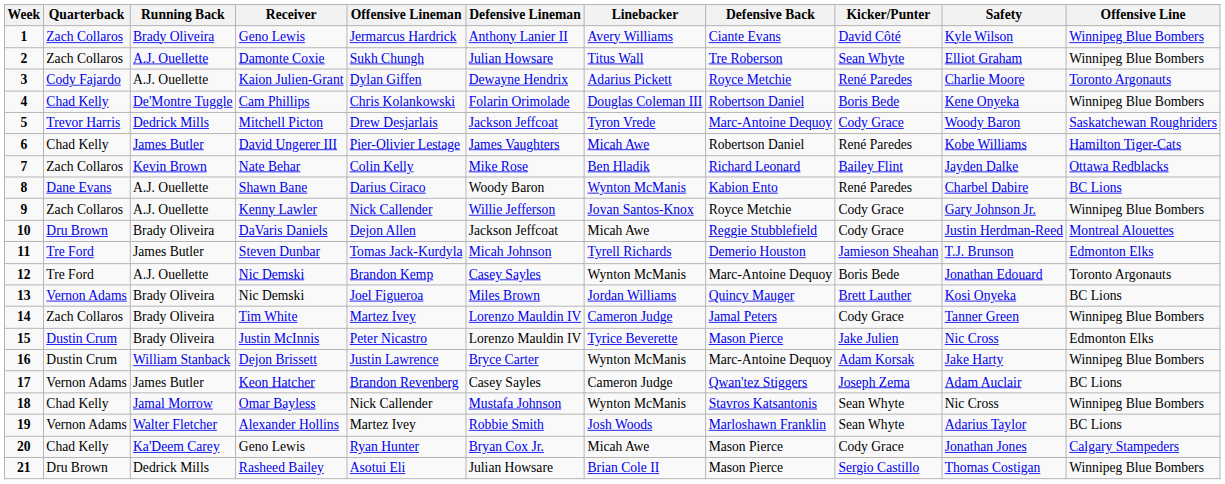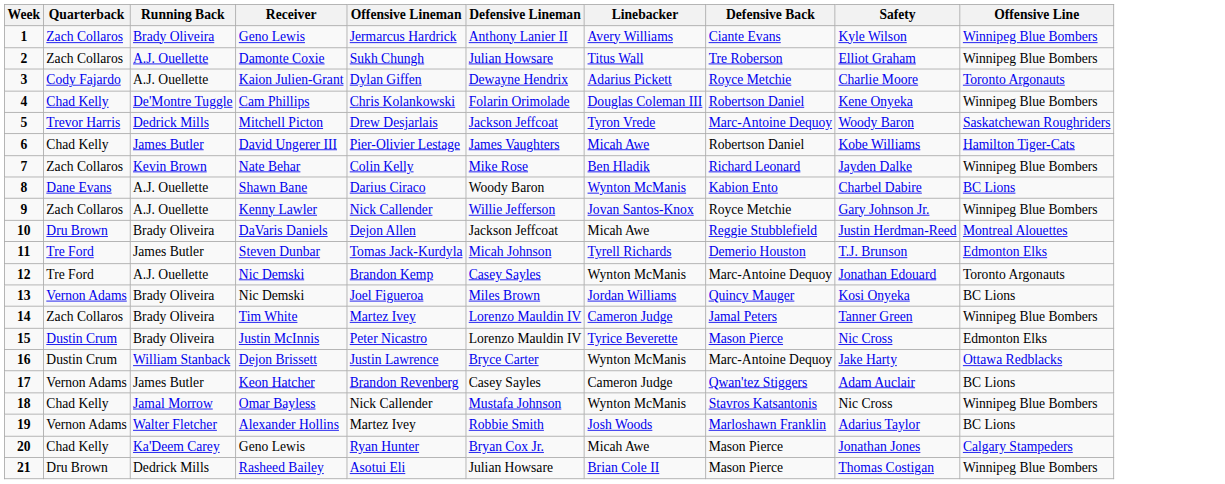- column: (888, 15)
(1119, 166) Ottawa Redblacks -> (1030, 166) Winnipeg Blue Bombers
(1137, 360) Winnipeg Blue Bombers -> (1013, 360) Ottawa Redblacks
